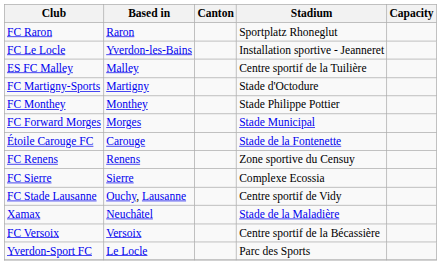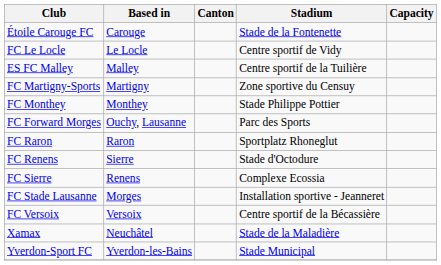rows swapped: (50, 141) <-> (30, 31)
(149, 50) Yverdon-les-Bains -> (127, 50) Le Locle
(312, 50) Installation sportive - Jeanneret -> (290, 50) Centre sportif de Vidy
(279, 86) Stade d'Octodure -> (297, 86) Zone sportive du Censuy
(124, 123) Morges -> (146, 123) Ouchy, Lausanne
(277, 123) Stade Municipal -> (275, 123) Parc des Sports
(123, 159) Renens -> (120, 159) Sierre
(297, 159) Zone sportive du Censuy -> (279, 159) Stade d'Octodure
(120, 178) Sierre -> (123, 178) Renens
(146, 196) Ouchy, Lausanne -> (124, 196) Morges
(290, 196) Centre sportif de Vidy -> (312, 196) Installation sportive - Jeanneret
rows swapped: (33, 232) <-> (24, 214)
(127, 251) Le Locle -> (149, 251) Yverdon-les-Bains
(275, 251) Parc des Sports -> (277, 251) Stade Municipal
